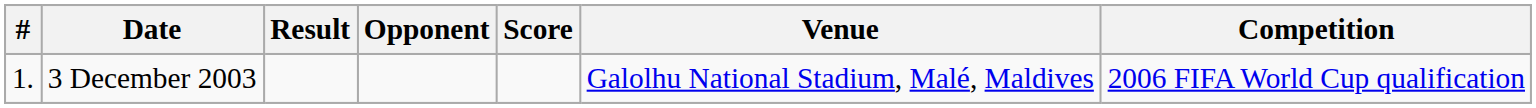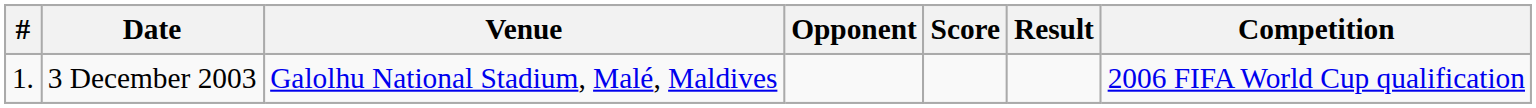columns swapped: (840, 29) <-> (310, 29)
